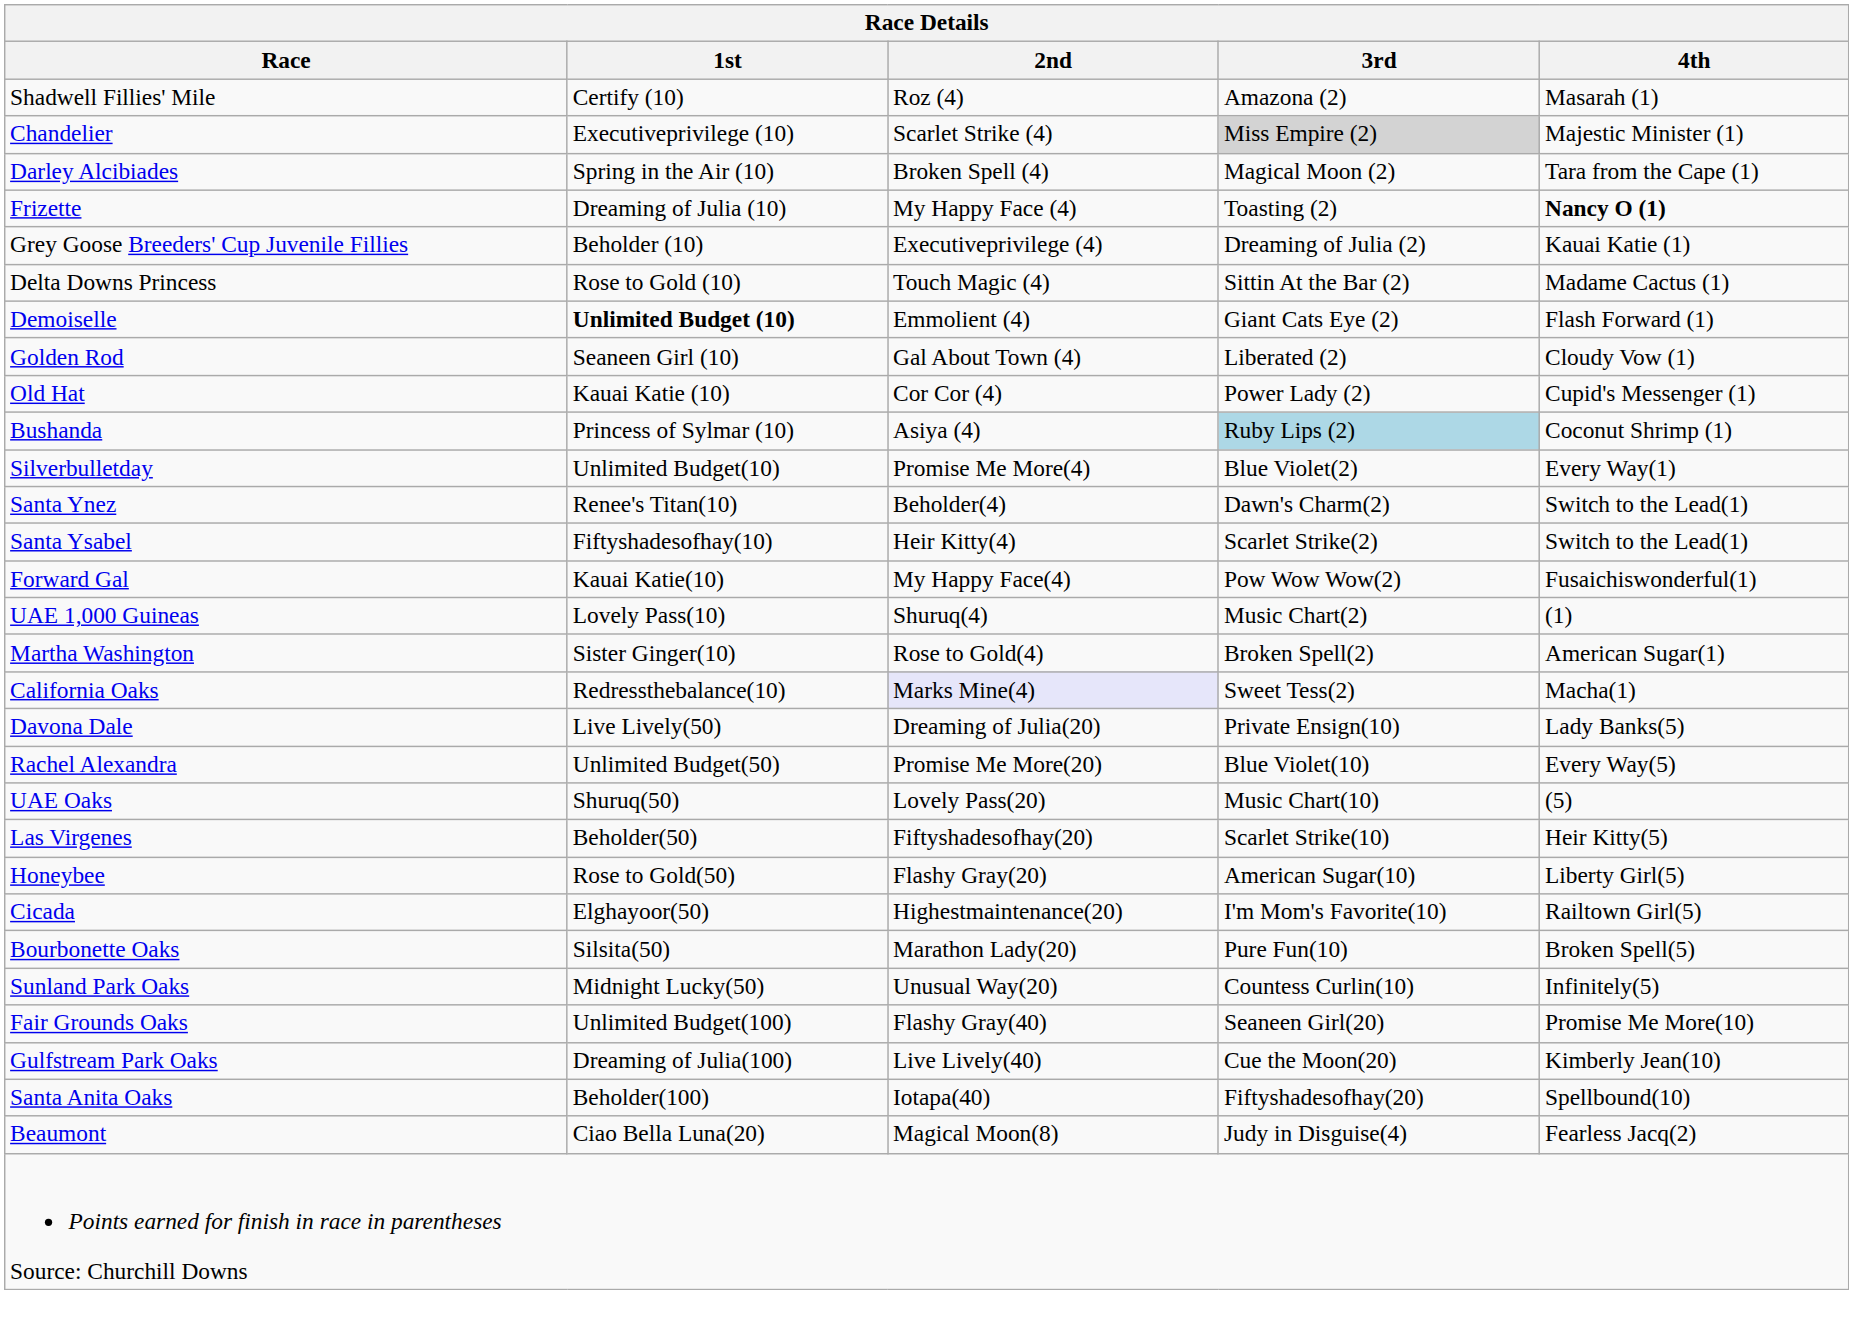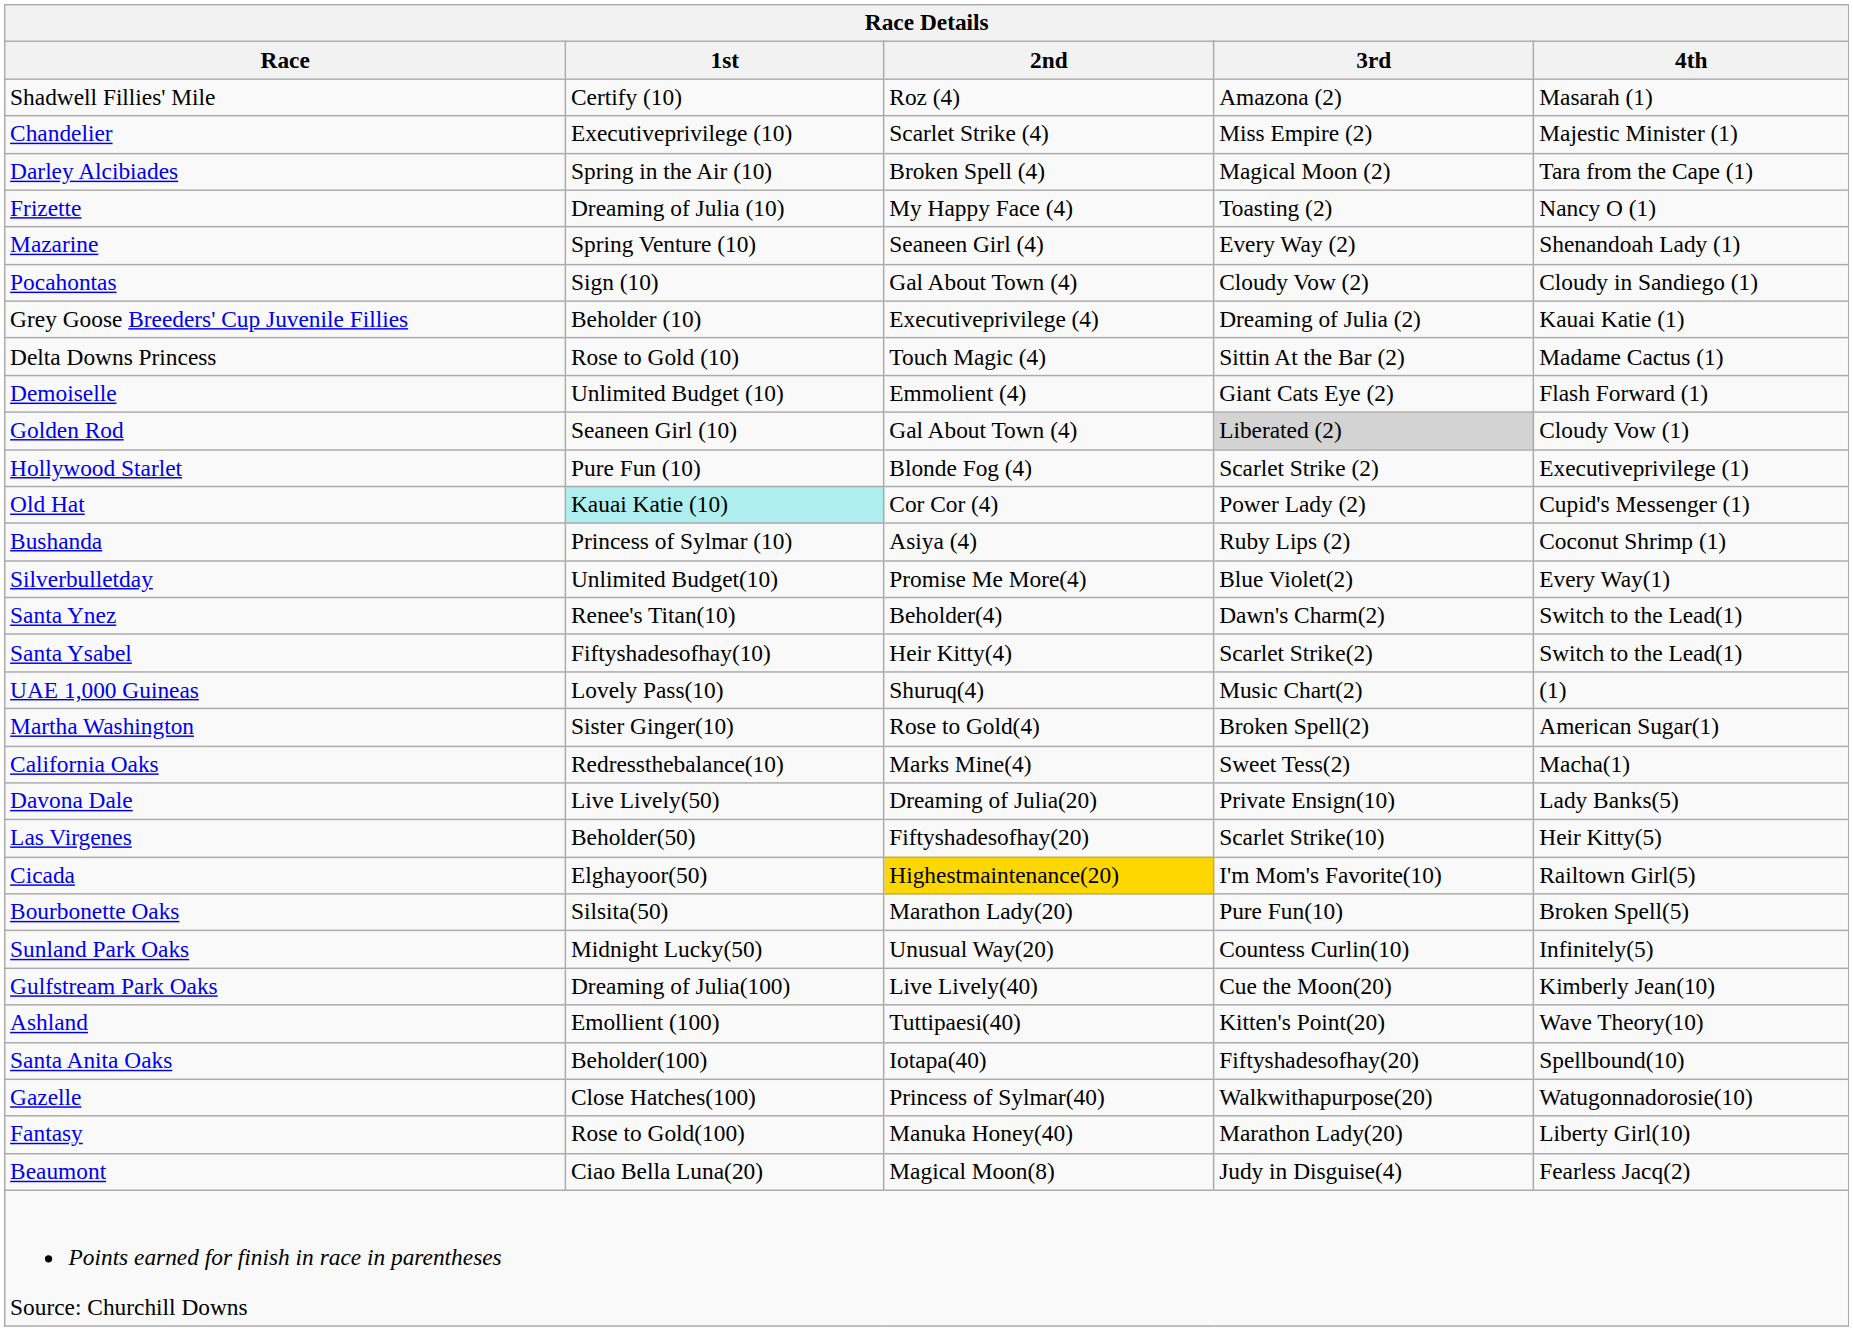(1301, 134) lightgrey background -> (1296, 134) no background
(1605, 208) bold -> (1598, 208) normal
+ row: (54, 245)
+ row: (63, 282)
(684, 319) bold -> (677, 393) normal
(1285, 356) no background -> (1280, 430) lightgrey background
+ row: (96, 467)
(651, 393) no background -> (649, 504) paleturquoise background
(1289, 430) lightblue background -> (1285, 541) no background
- row: (69, 578)
(964, 689) lavender background -> (960, 763) no background
- row: (93, 763)
- row: (61, 801)
- row: (57, 875)
(1008, 912) no background -> (1004, 875) gold background
- row: (99, 1023)
+ row: (49, 1023)
+ row: (46, 1097)
+ row: (46, 1134)
